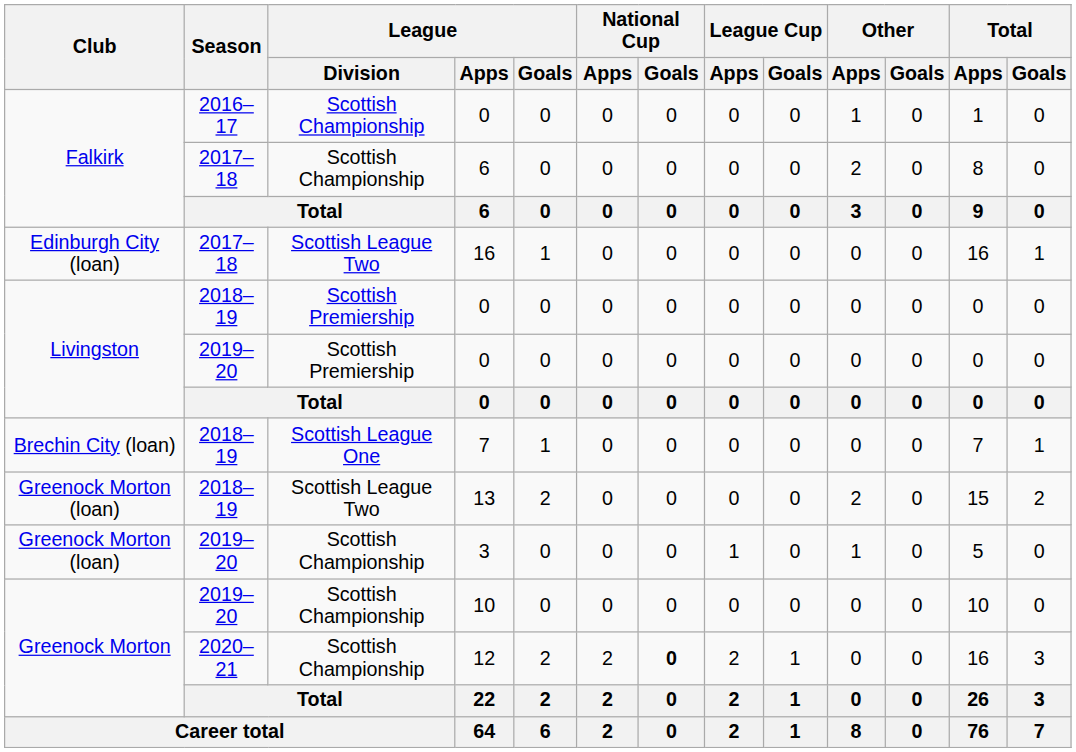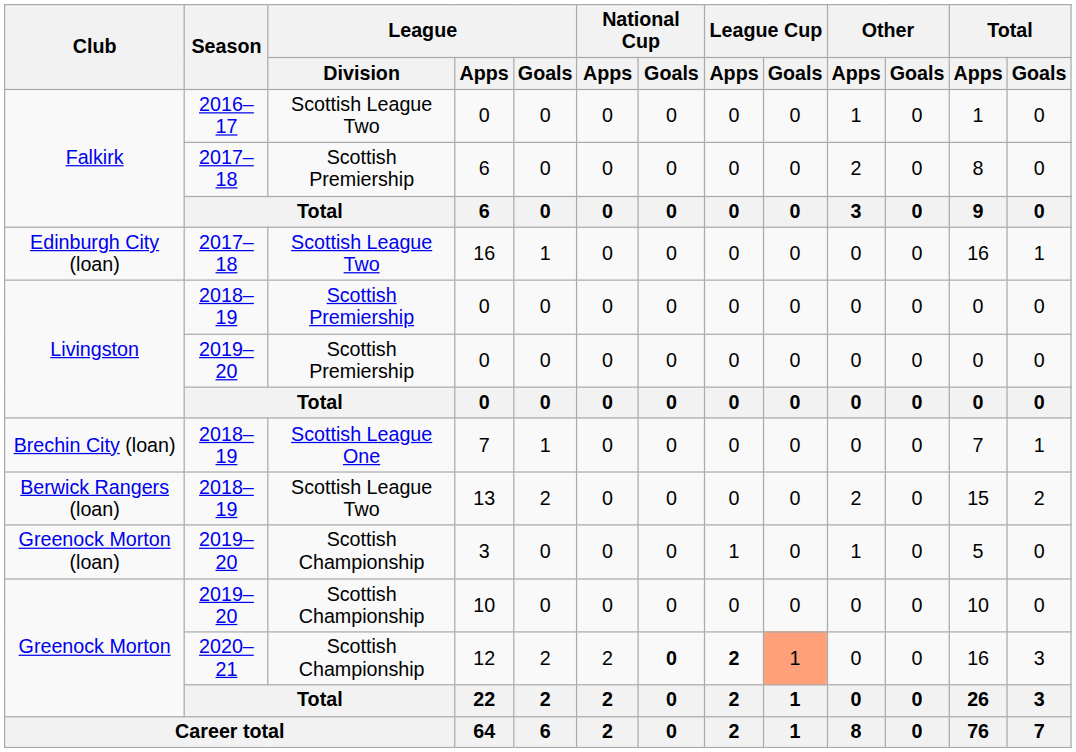(362, 115) Scottish Championship -> (362, 115) Scottish League Two
(362, 169) Scottish Championship -> (362, 169) Scottish Premiership
(95, 498) Greenock Morton (loan) -> (95, 498) Berwick Rangers (loan)
(734, 658) normal -> (734, 658) bold
(795, 658) no background -> (795, 658) lightsalmon background
